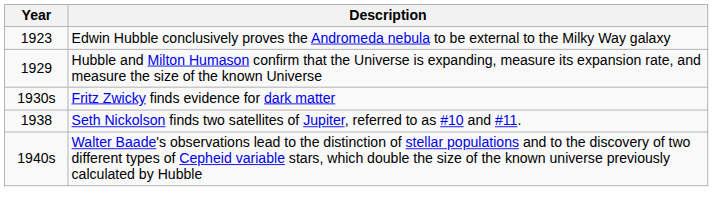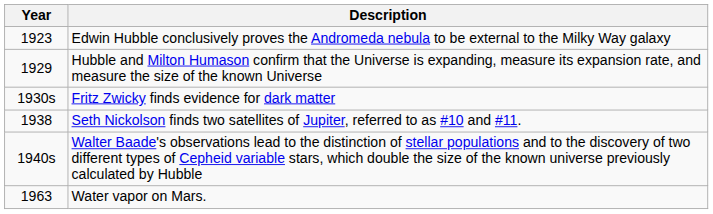+ row: (139, 197)
